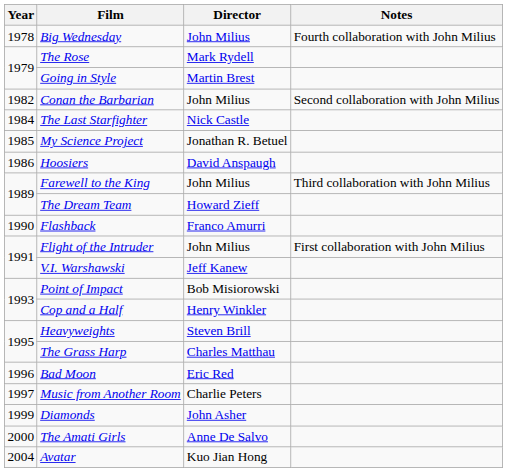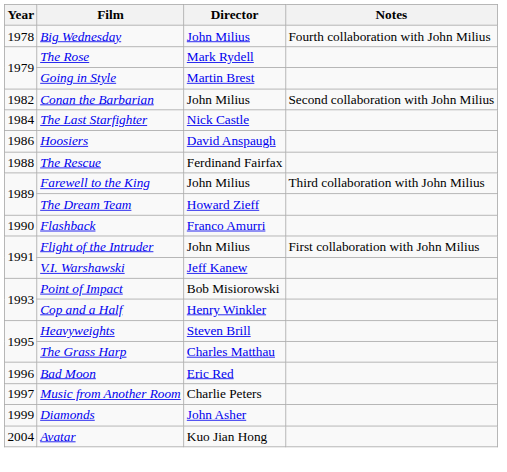- row: (92, 141)
+ row: (71, 162)
- row: (83, 436)
